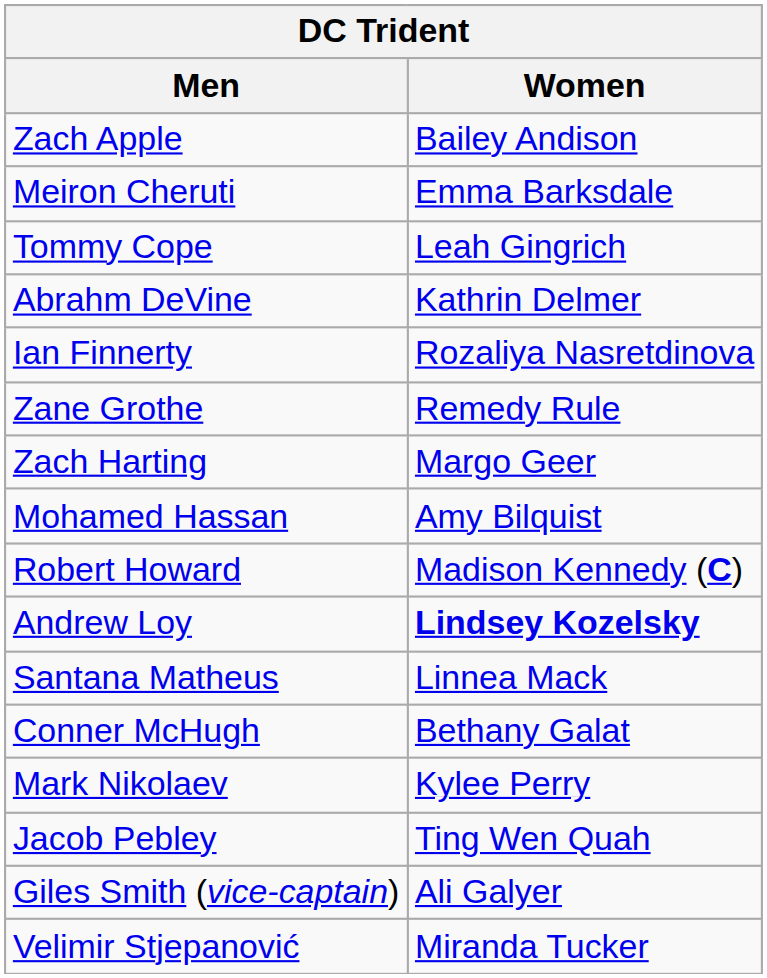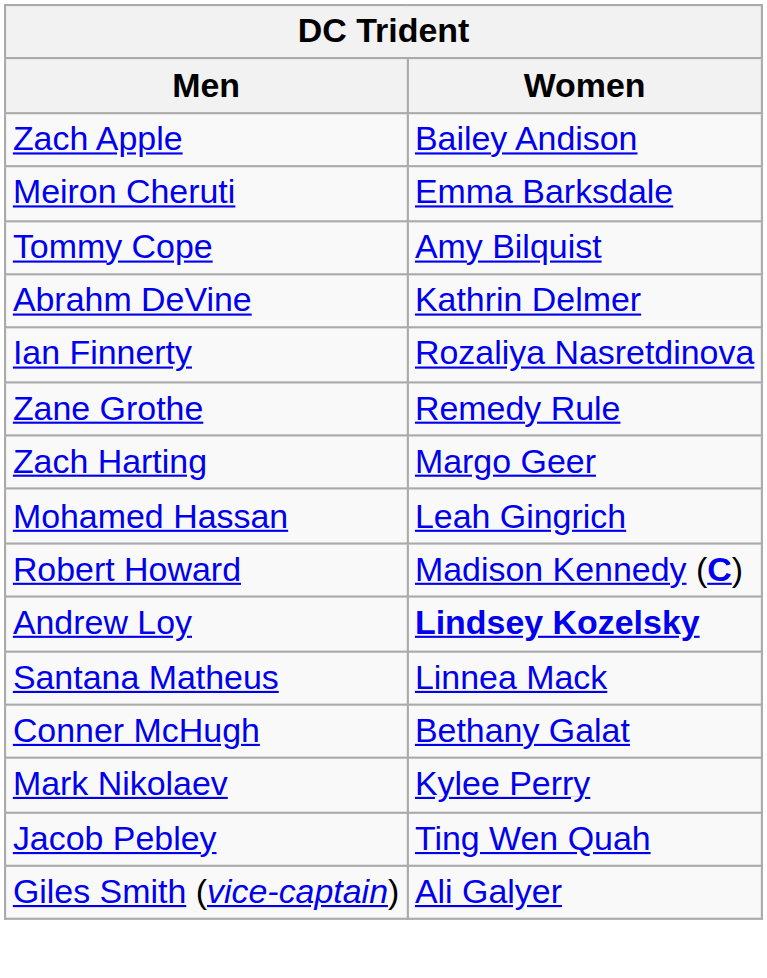(521, 246) Leah Gingrich -> (508, 246) Amy Bilquist
(508, 515) Amy Bilquist -> (521, 515) Leah Gingrich
- row: (156, 945)
